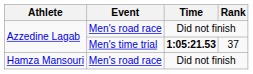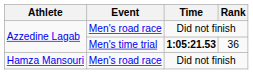(233, 45) 37 -> (233, 45) 36
